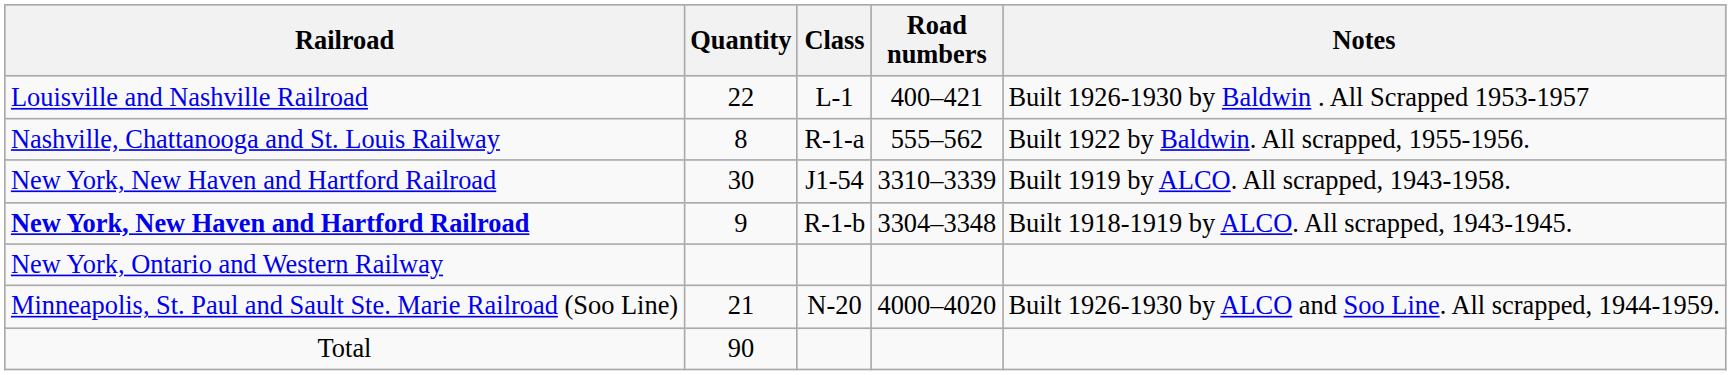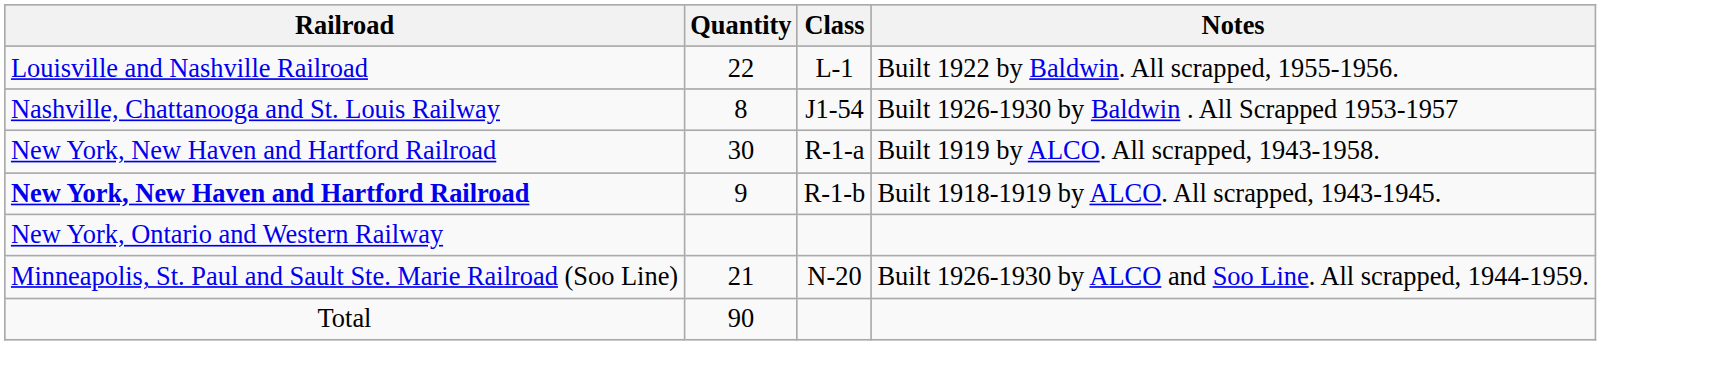- column: (937, 40)
(1299, 97) Built 1926-1930 by Baldwin . All Scrapped 1953-1957 -> (1138, 67) Built 1922 by Baldwin. All scrapped, 1955-1956.
(834, 138) R-1-a -> (834, 109) J1-54
(1269, 138) Built 1922 by Baldwin. All scrapped, 1955-1956. -> (1168, 109) Built 1926-1930 by Baldwin . All Scrapped 1953-1957
(834, 180) J1-54 -> (834, 151) R-1-a
